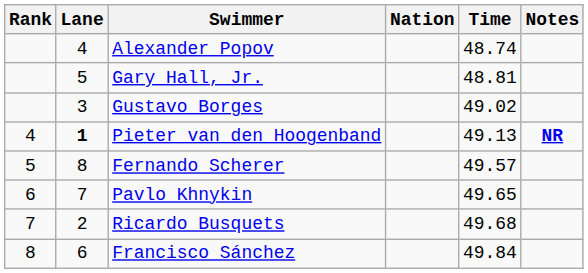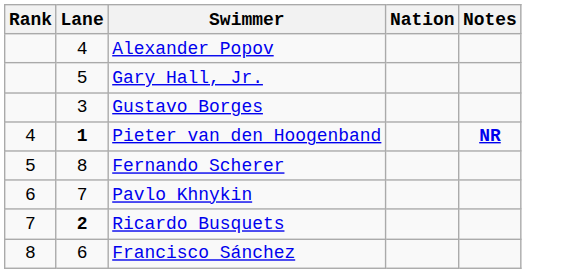- column: (490, 19)
(82, 224) normal -> (82, 224) bold
